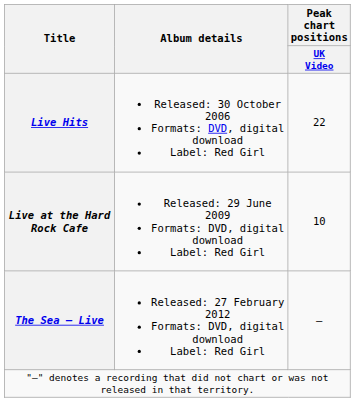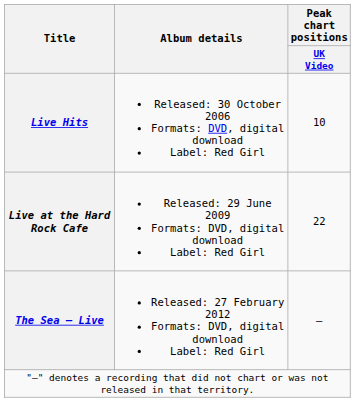(319, 123) 22 -> (319, 123) 10
(319, 222) 10 -> (319, 222) 22
